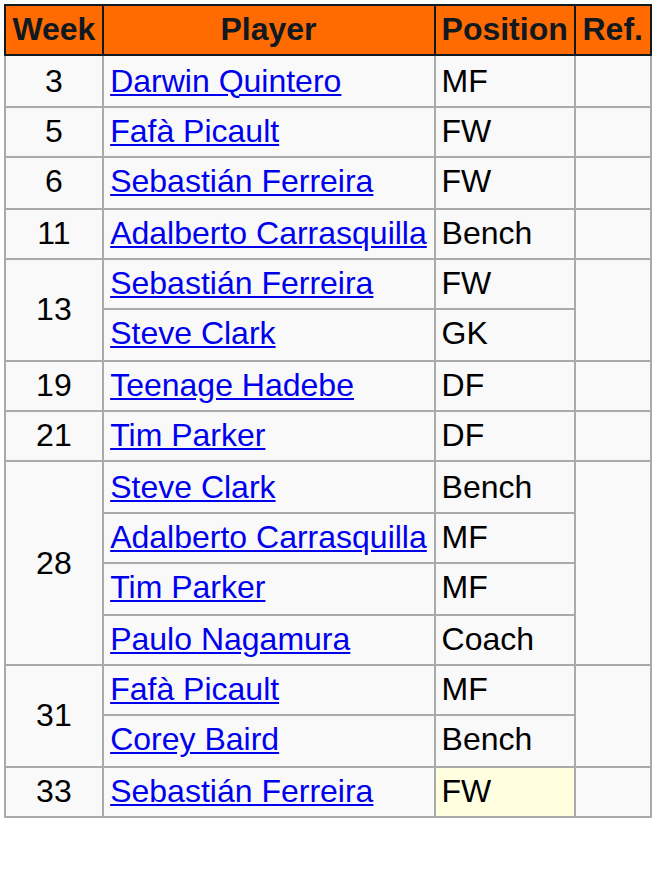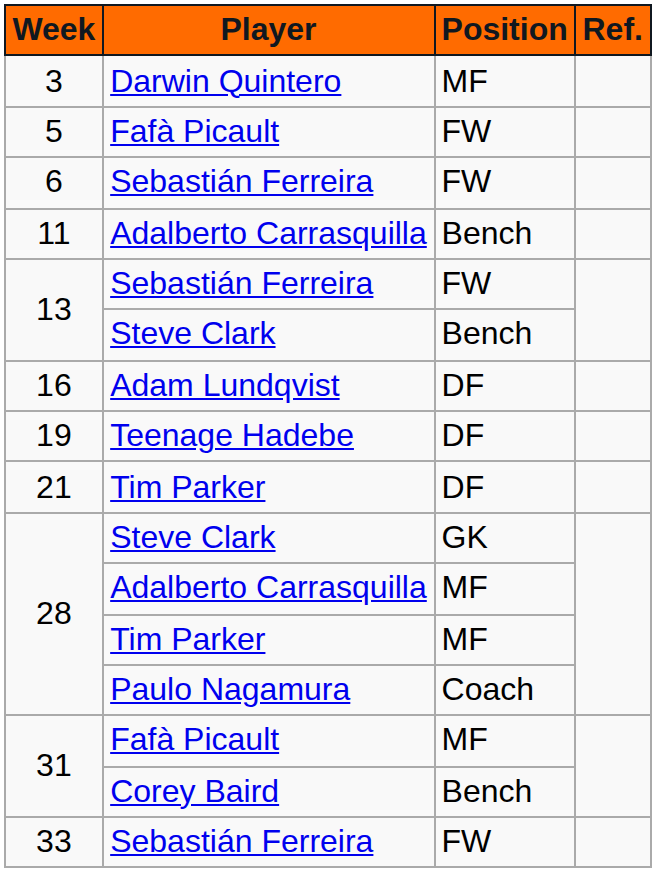(465, 334) GK -> (487, 334) Bench
+ row: (54, 385)
(487, 486) Bench -> (465, 537) GK
(466, 791) lightyellow background -> (466, 841) no background
